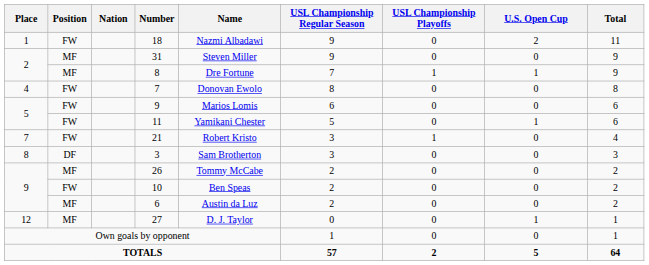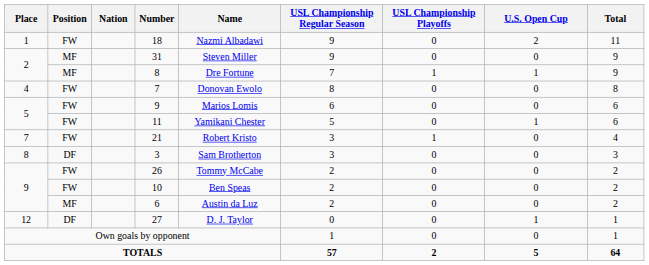(70, 171) MF -> (70, 171) FW
(70, 220) MF -> (70, 220) DF
